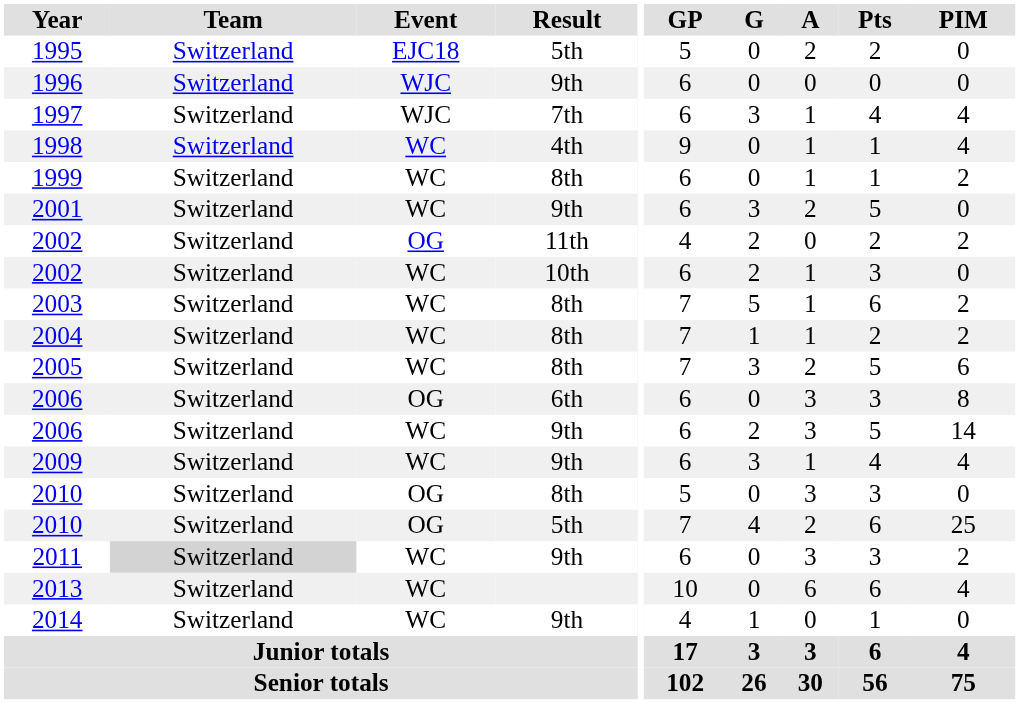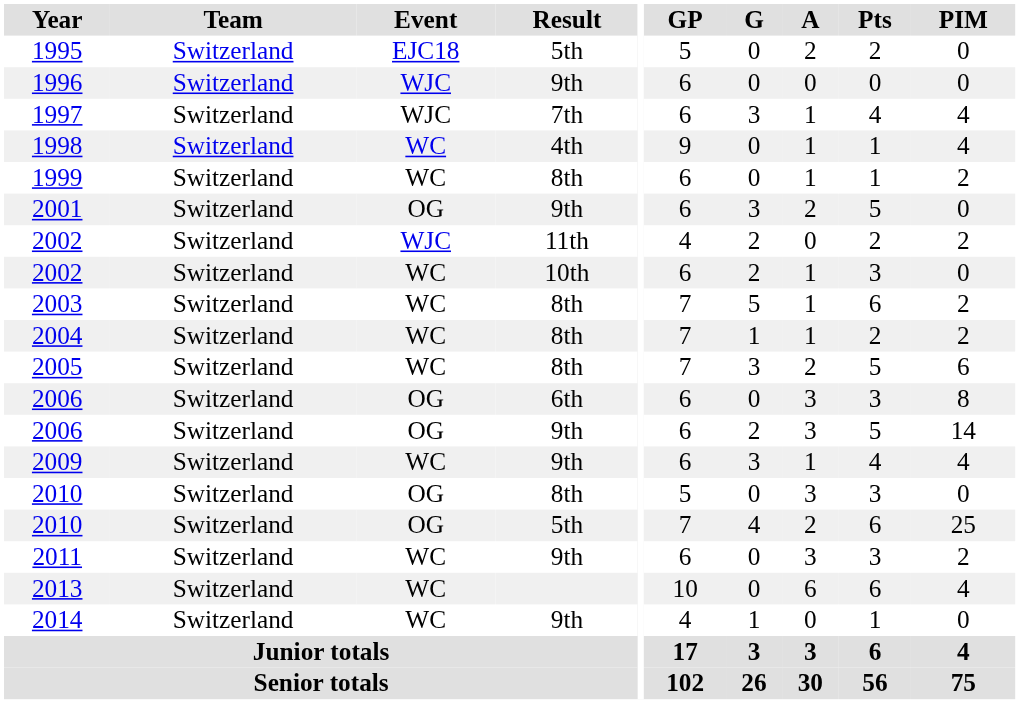(426, 209) WC -> (426, 209) OG
(426, 240) OG -> (426, 240) WJC
(426, 430) WC -> (426, 430) OG
(233, 556) lightgrey background -> (233, 556) no background
